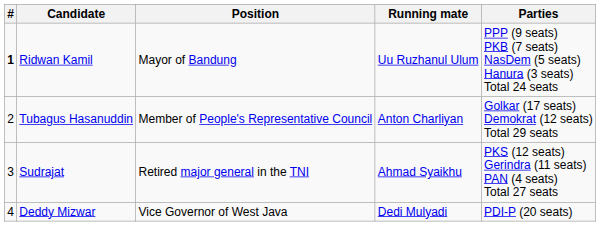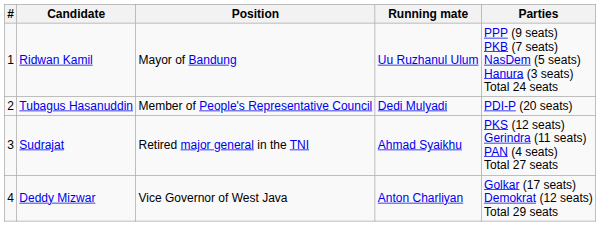(10, 60) bold -> (10, 60) normal
(420, 119) Anton Charliyan -> (412, 106) Dedi Mulyadi
(538, 119) Golkar (17 seats) Demokrat (12 seats) Total 29 seats -> (528, 106) PDI-P (20 seats)
(412, 211) Dedi Mulyadi -> (420, 198) Anton Charliyan
(528, 211) PDI-P (20 seats) -> (538, 198) Golkar (17 seats) Demokrat (12 seats) Total 29 seats
